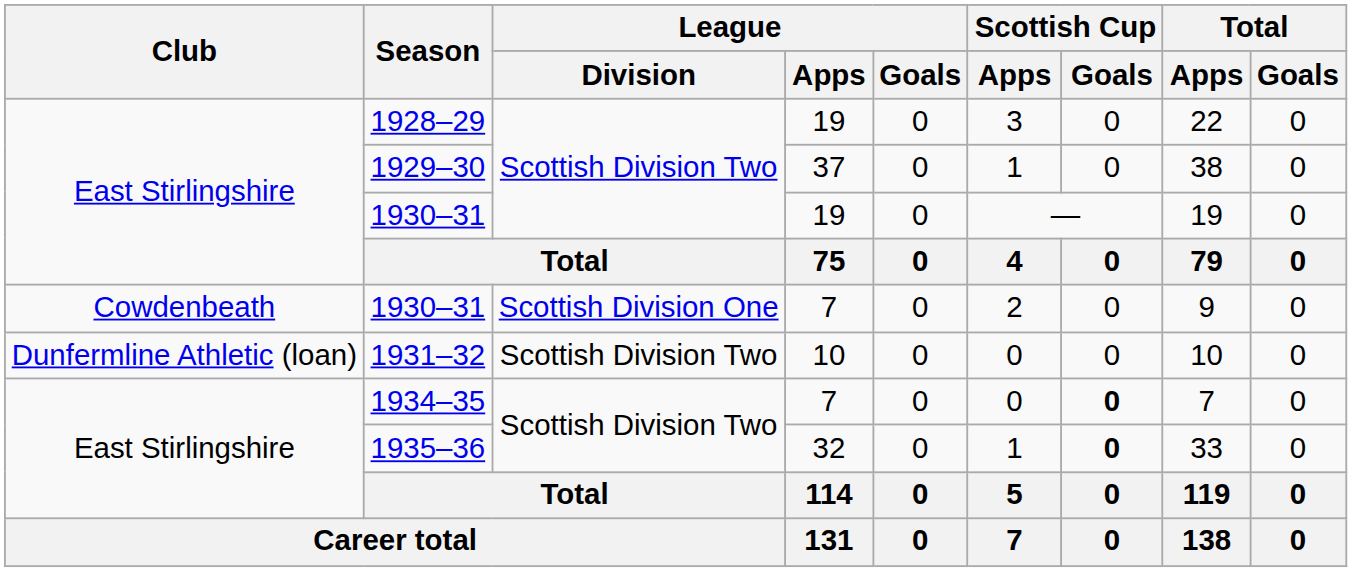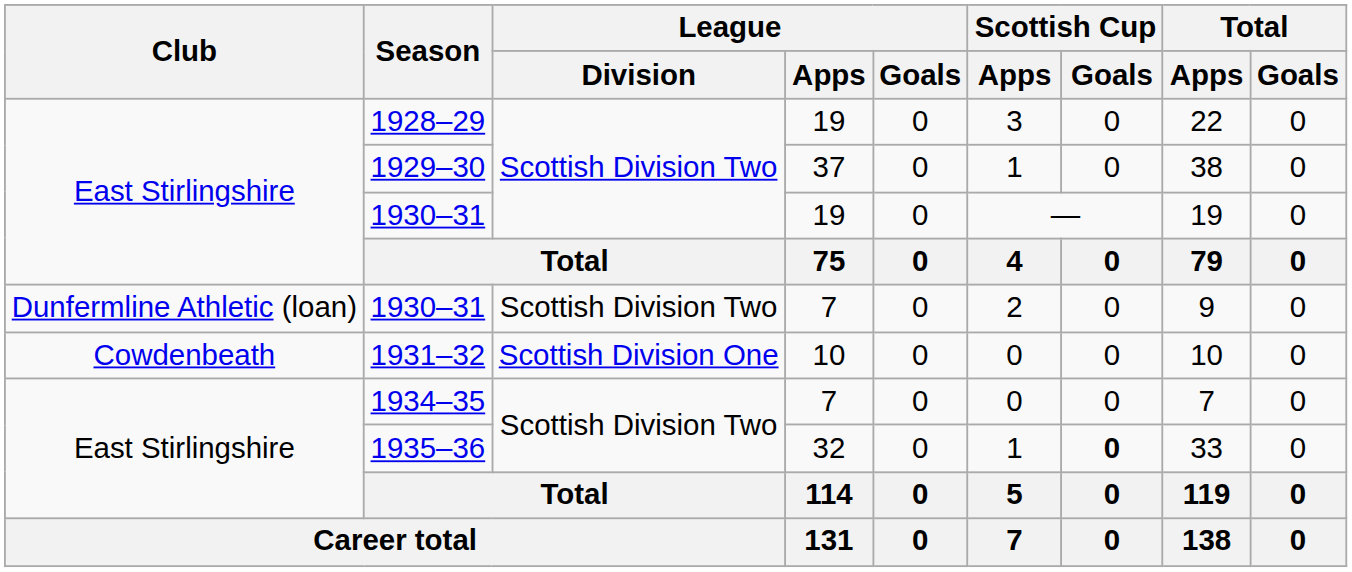(184, 307) Cowdenbeath -> (184, 307) Dunfermline Athletic (loan)
(639, 307) Scottish Division One -> (639, 307) Scottish Division Two
(184, 354) Dunfermline Athletic (loan) -> (184, 354) Cowdenbeath
(639, 354) Scottish Division Two -> (639, 354) Scottish Division One
(1112, 401) bold -> (1112, 401) normal
